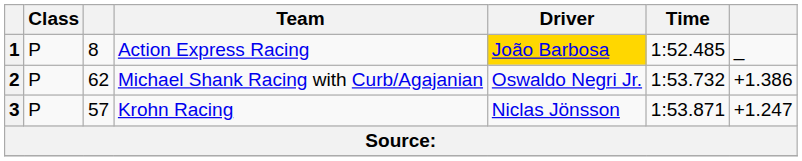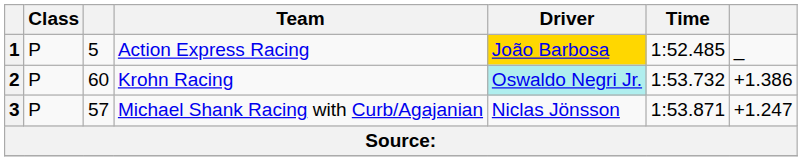(93, 49) 8 -> (93, 49) 5
(99, 79) 62 -> (99, 79) 60
(300, 79) Michael Shank Racing with Curb/Agajanian -> (176, 79) Krohn Racing
(567, 79) no background -> (567, 79) paleturquoise background
(176, 110) Krohn Racing -> (300, 110) Michael Shank Racing with Curb/Agajanian
